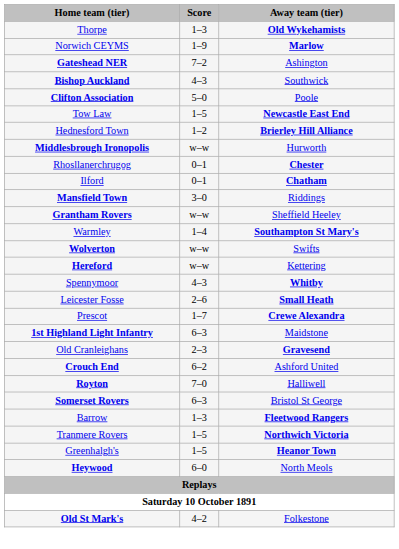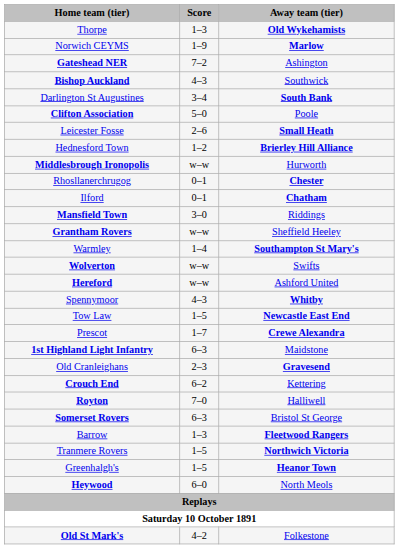+ row: (92, 97)
rows swapped: (92, 299) <-> (92, 114)
(306, 266) Kettering -> (306, 283) Ashford United
(306, 367) Ashford United -> (306, 384) Kettering
